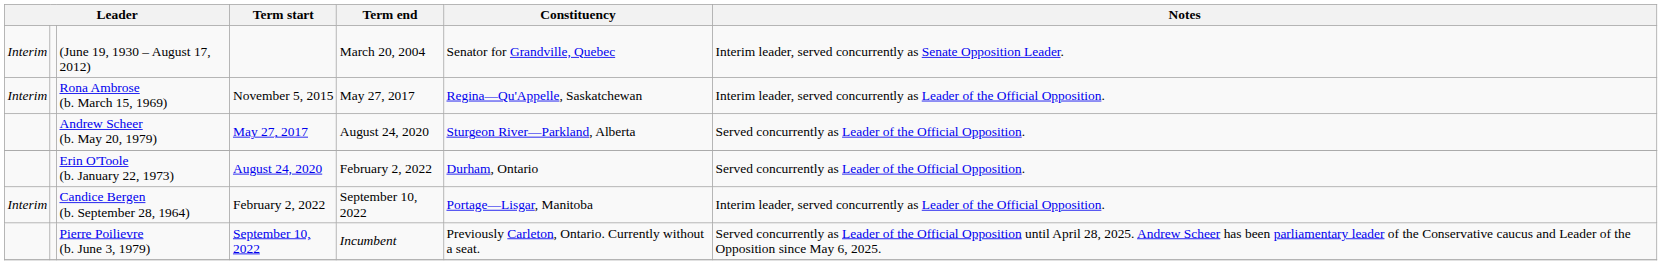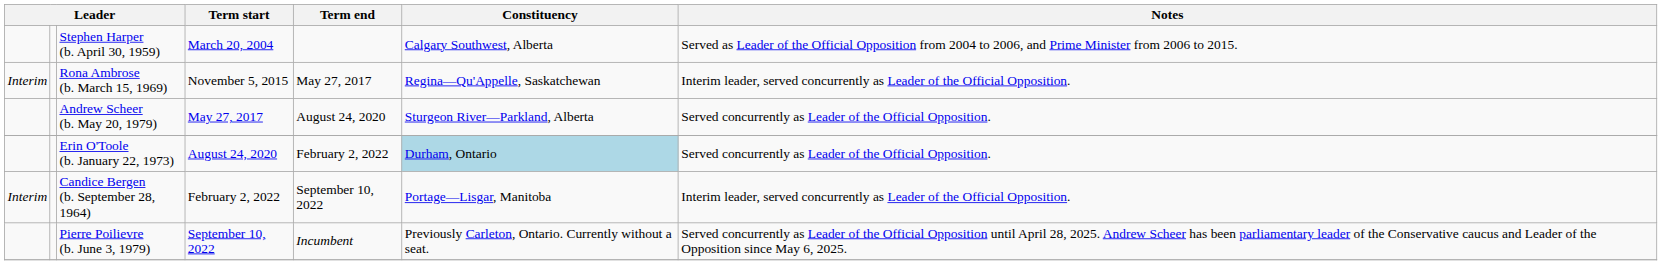- row: (135, 59)
+ row: (110, 44)
(492, 168) no background -> (451, 153) lightblue background
